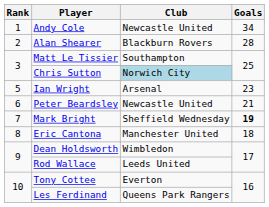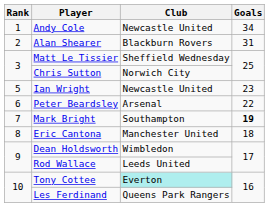(248, 42) 28 -> (248, 42) 31
(154, 58) Southampton -> (176, 58) Sheffield Wednesday
(156, 73) lightblue background -> (156, 73) no background
(142, 88) Arsenal -> (168, 88) Newcastle United
(168, 104) Newcastle United -> (142, 104) Arsenal
(248, 104) 21 -> (248, 104) 22
(176, 119) Sheffield Wednesday -> (154, 119) Southampton
(142, 180) no background -> (142, 180) paleturquoise background
